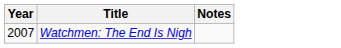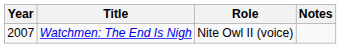+ column: (245, 14)
